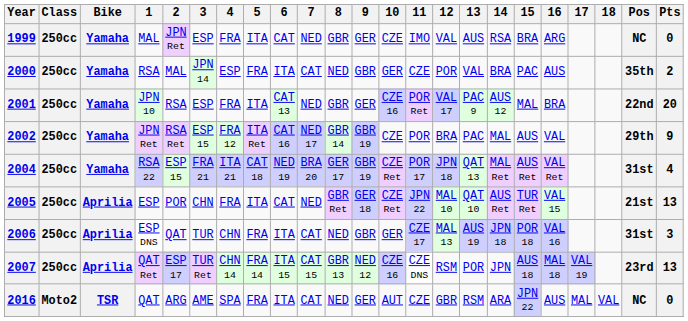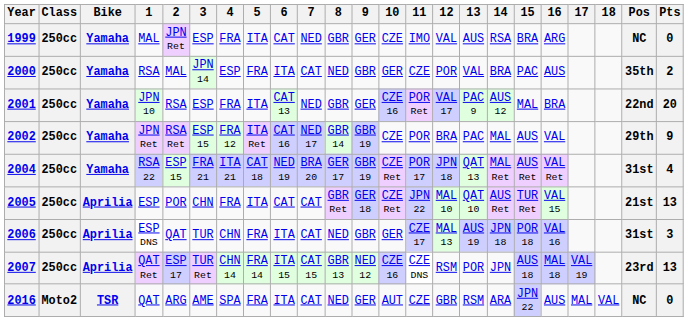(311, 203) NED -> (311, 203) CAT
